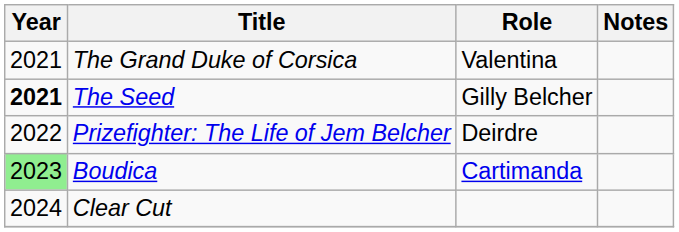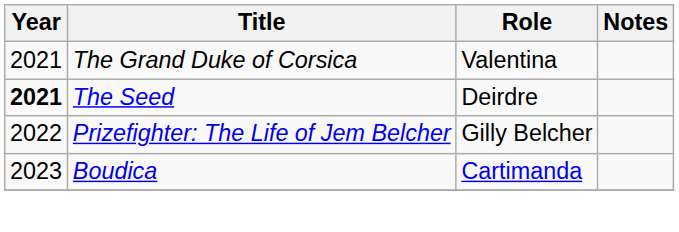(527, 97) Gilly Belcher -> (500, 97) Deirdre
(500, 134) Deirdre -> (527, 134) Gilly Belcher
(36, 171) lightgreen background -> (36, 171) no background
- row: (122, 208)
